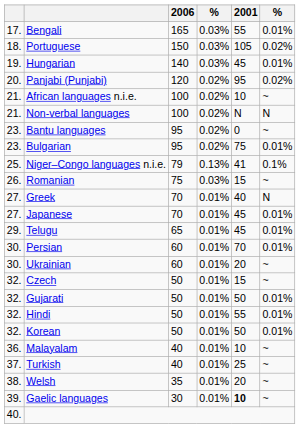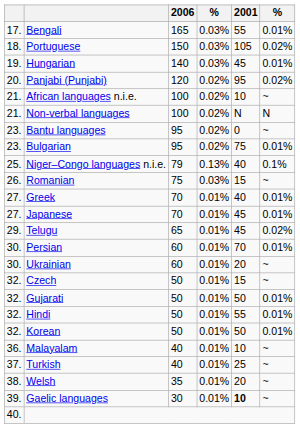(240, 164) 41 -> (240, 164) 40
(266, 197) N -> (277, 197) 0.01%
(277, 231) 0.01% -> (277, 231) 0.02%
